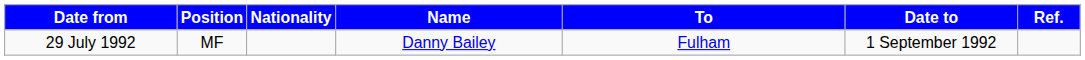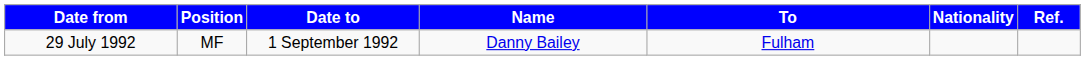columns swapped: (291, 17) <-> (931, 17)
